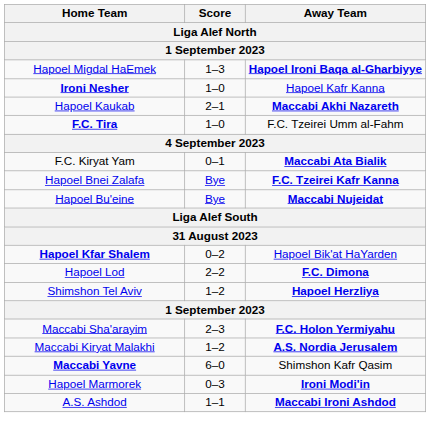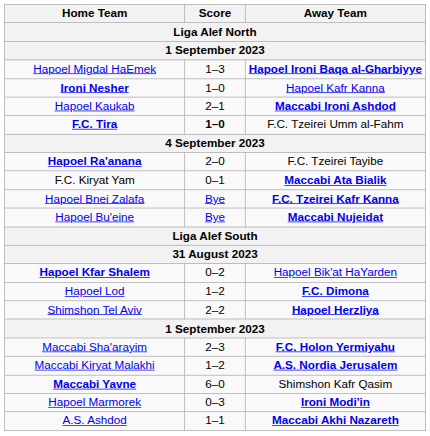(335, 106) Maccabi Akhi Nazareth -> (335, 106) Maccabi Ironi Ashdod
(215, 124) normal -> (215, 124) bold
+ row: (95, 161)
(215, 273) 2–2 -> (215, 291) 1–2
(215, 291) 1–2 -> (215, 310) 2–2
(335, 402) Maccabi Ironi Ashdod -> (335, 421) Maccabi Akhi Nazareth
